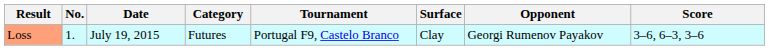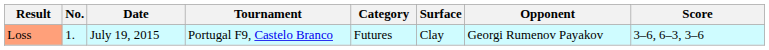columns swapped: (218, 14) <-> (334, 14)
